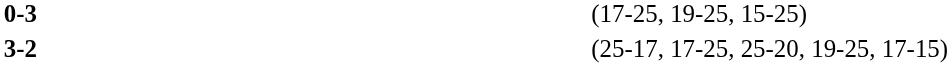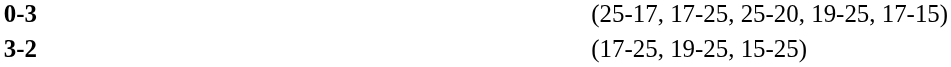(699, 13) (17-25, 19-25, 15-25) -> (770, 13) (25-17, 17-25, 25-20, 19-25, 17-15)
(770, 48) (25-17, 17-25, 25-20, 19-25, 17-15) -> (699, 48) (17-25, 19-25, 15-25)
